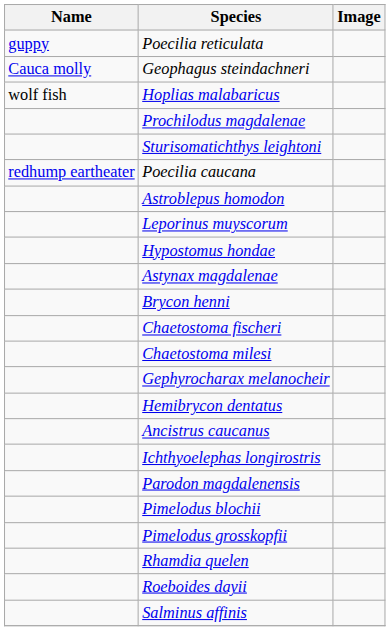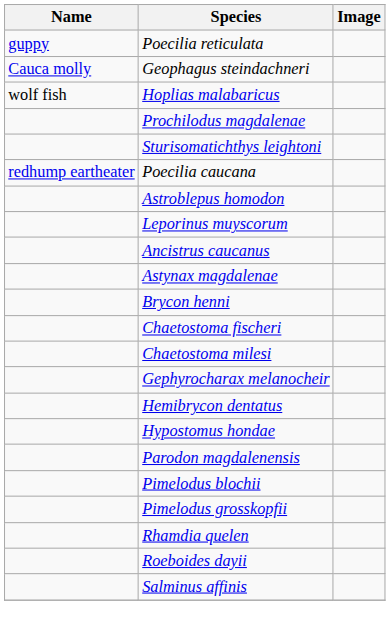rows swapped: (206, 431) <-> (209, 250)
- row: (231, 457)
